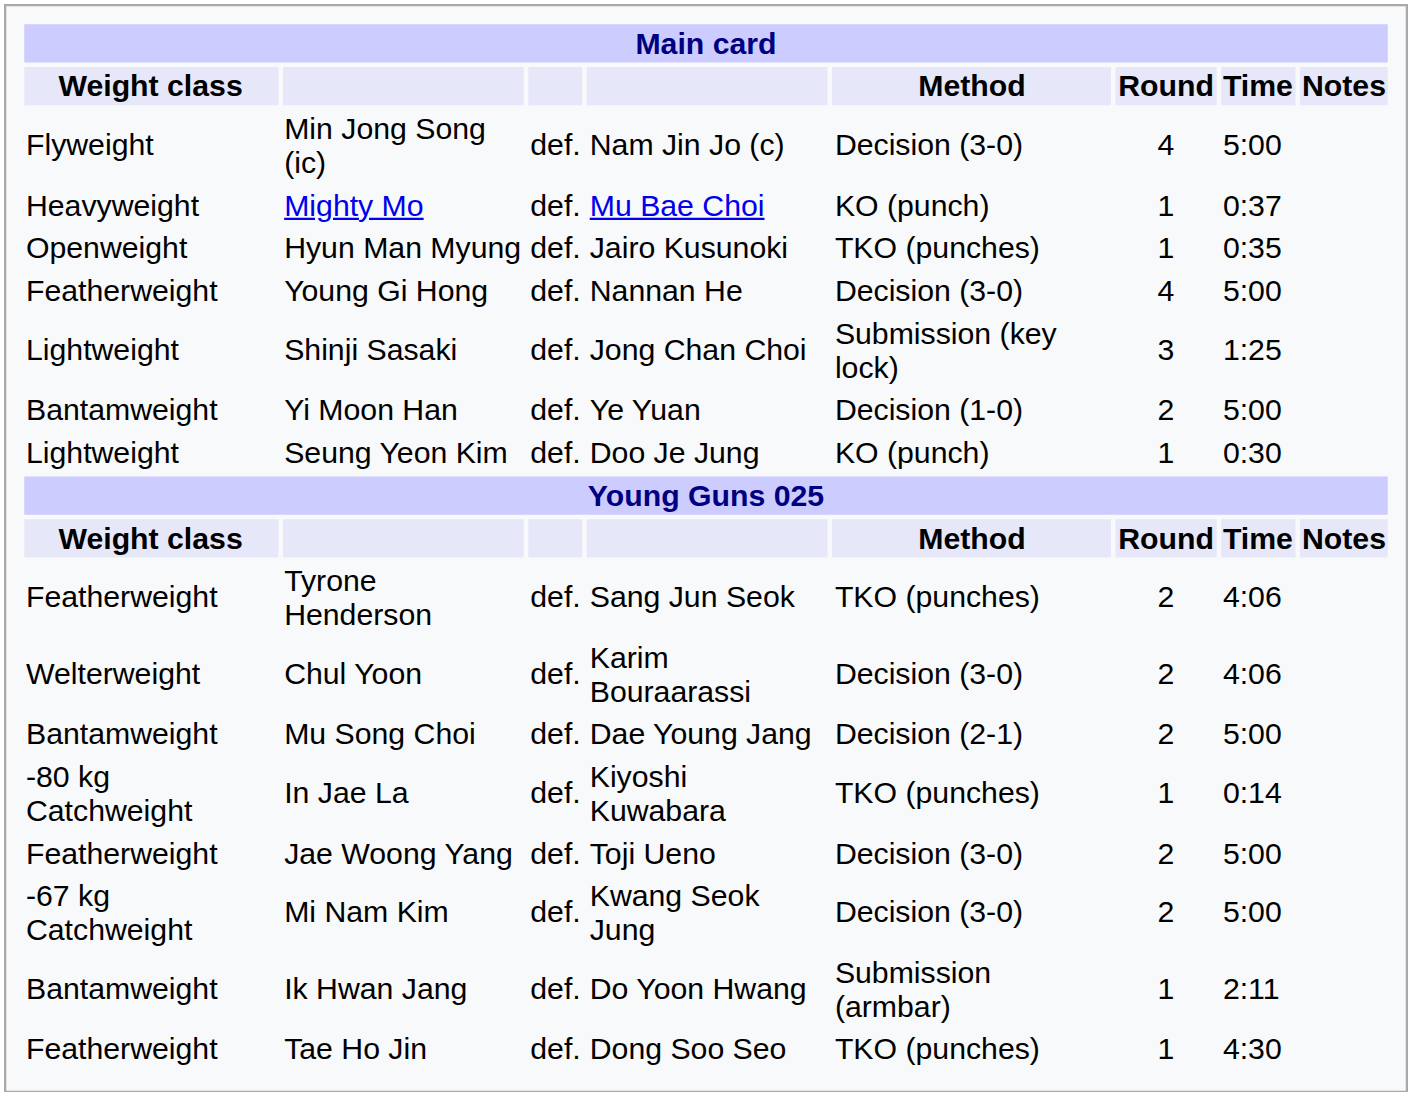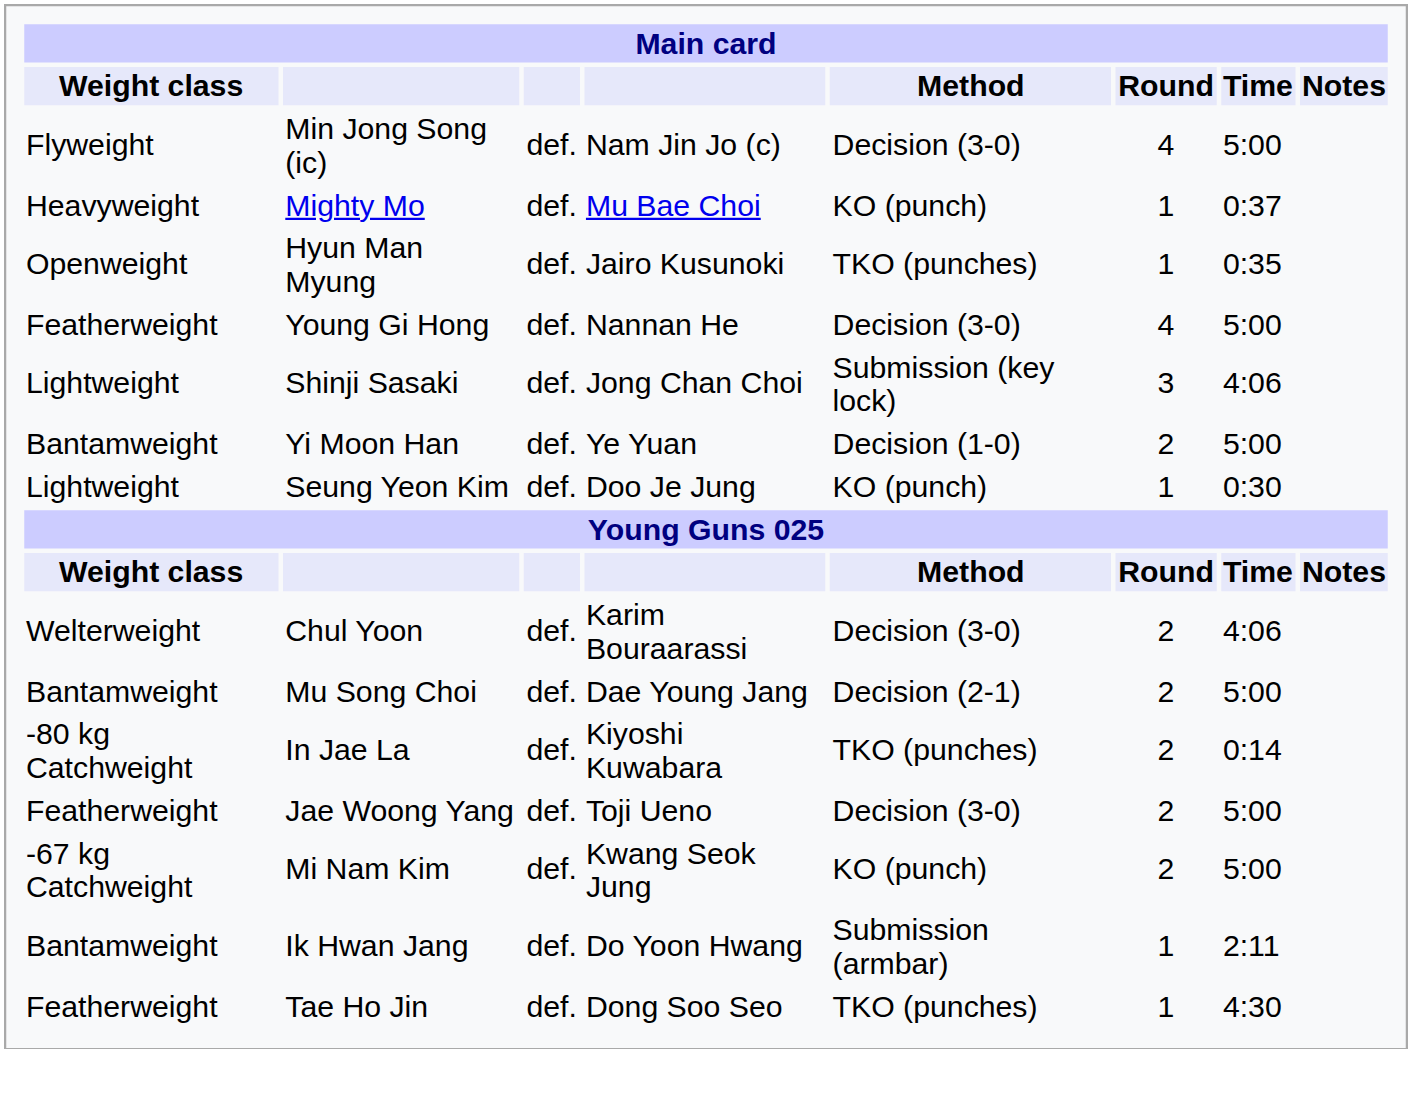(1252, 350) 1:25 -> (1252, 384) 4:06
- row: (358, 597)
(1166, 793) 1 -> (1166, 750) 2
(929, 912) Decision (3-0) -> (910, 870) KO (punch)
